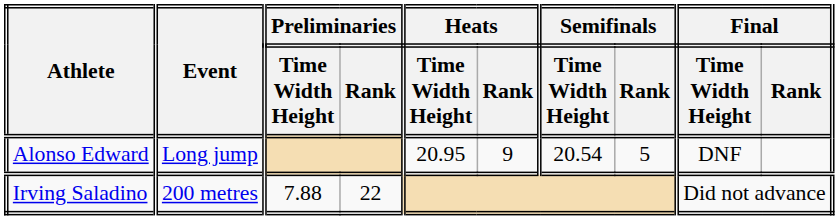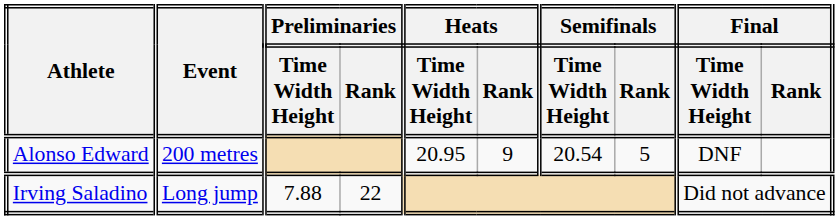(210, 154) Long jump -> (210, 154) 200 metres
(210, 193) 200 metres -> (210, 193) Long jump
